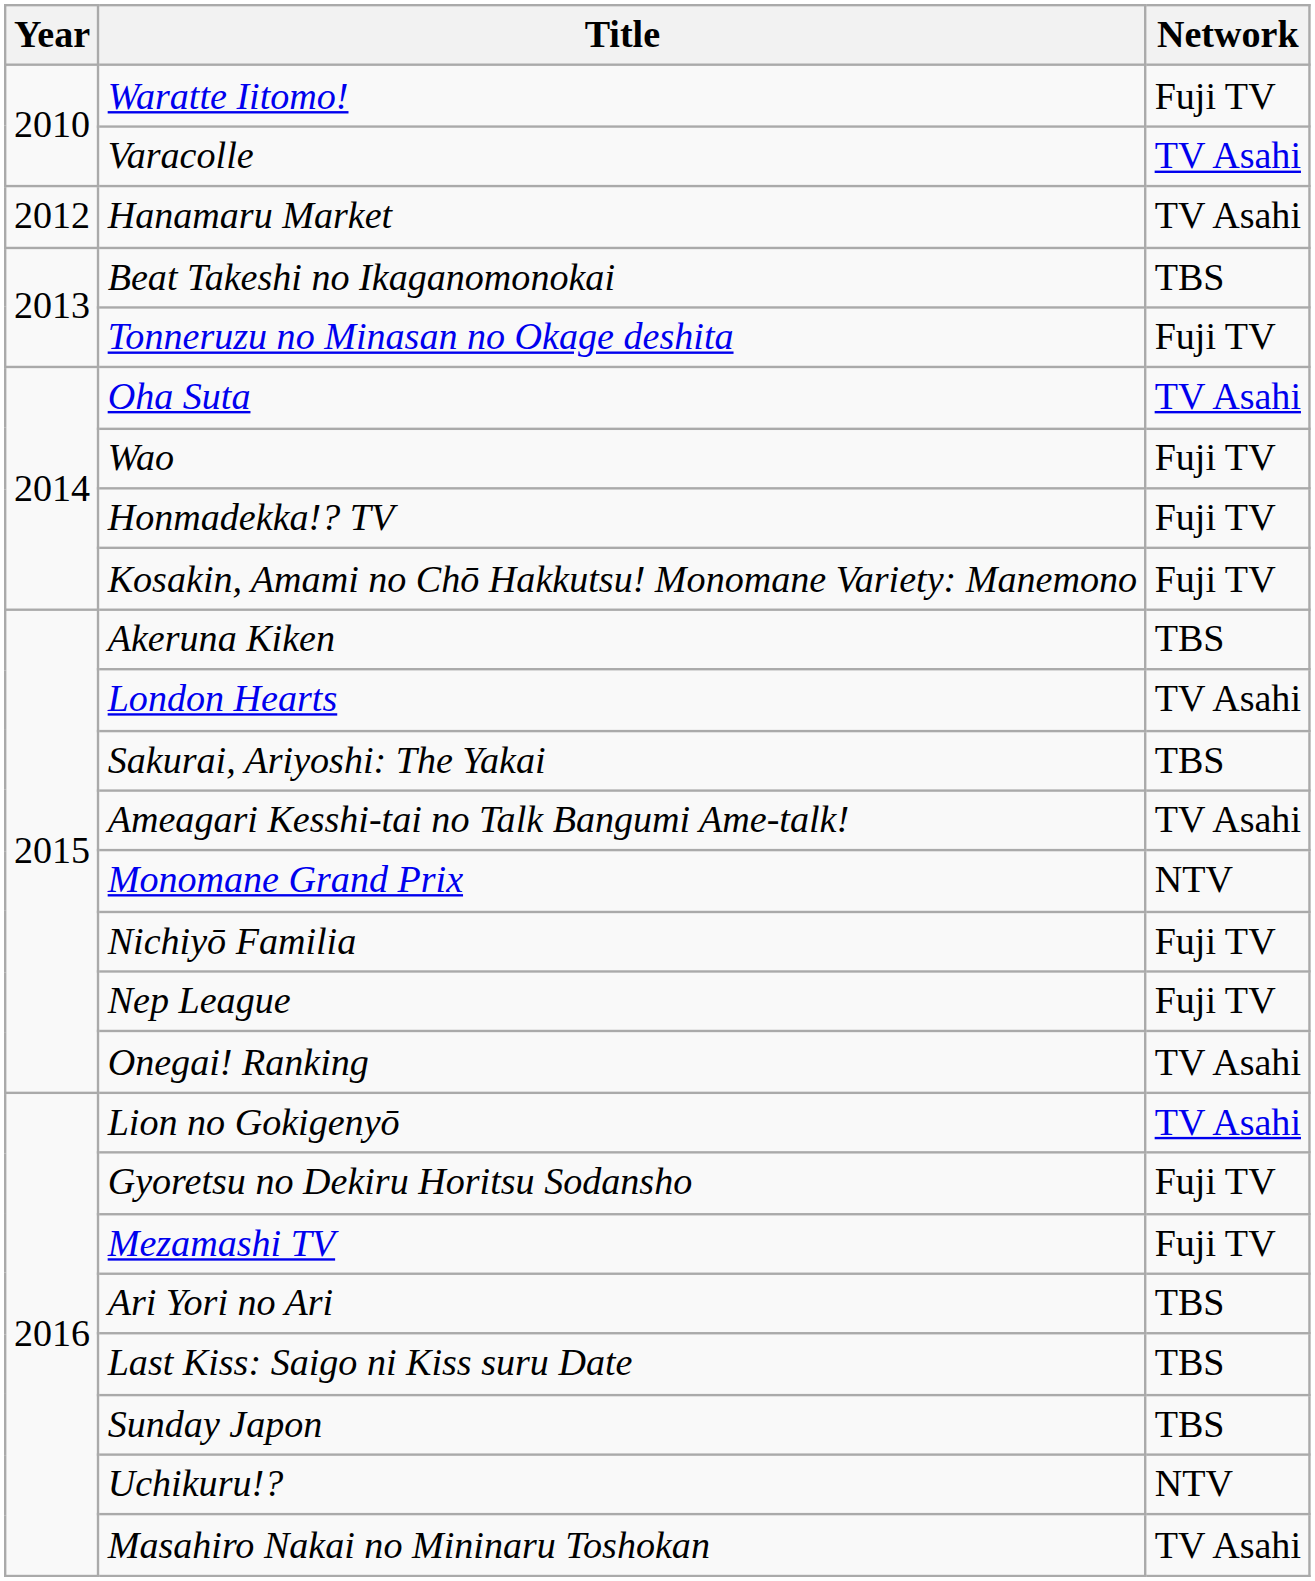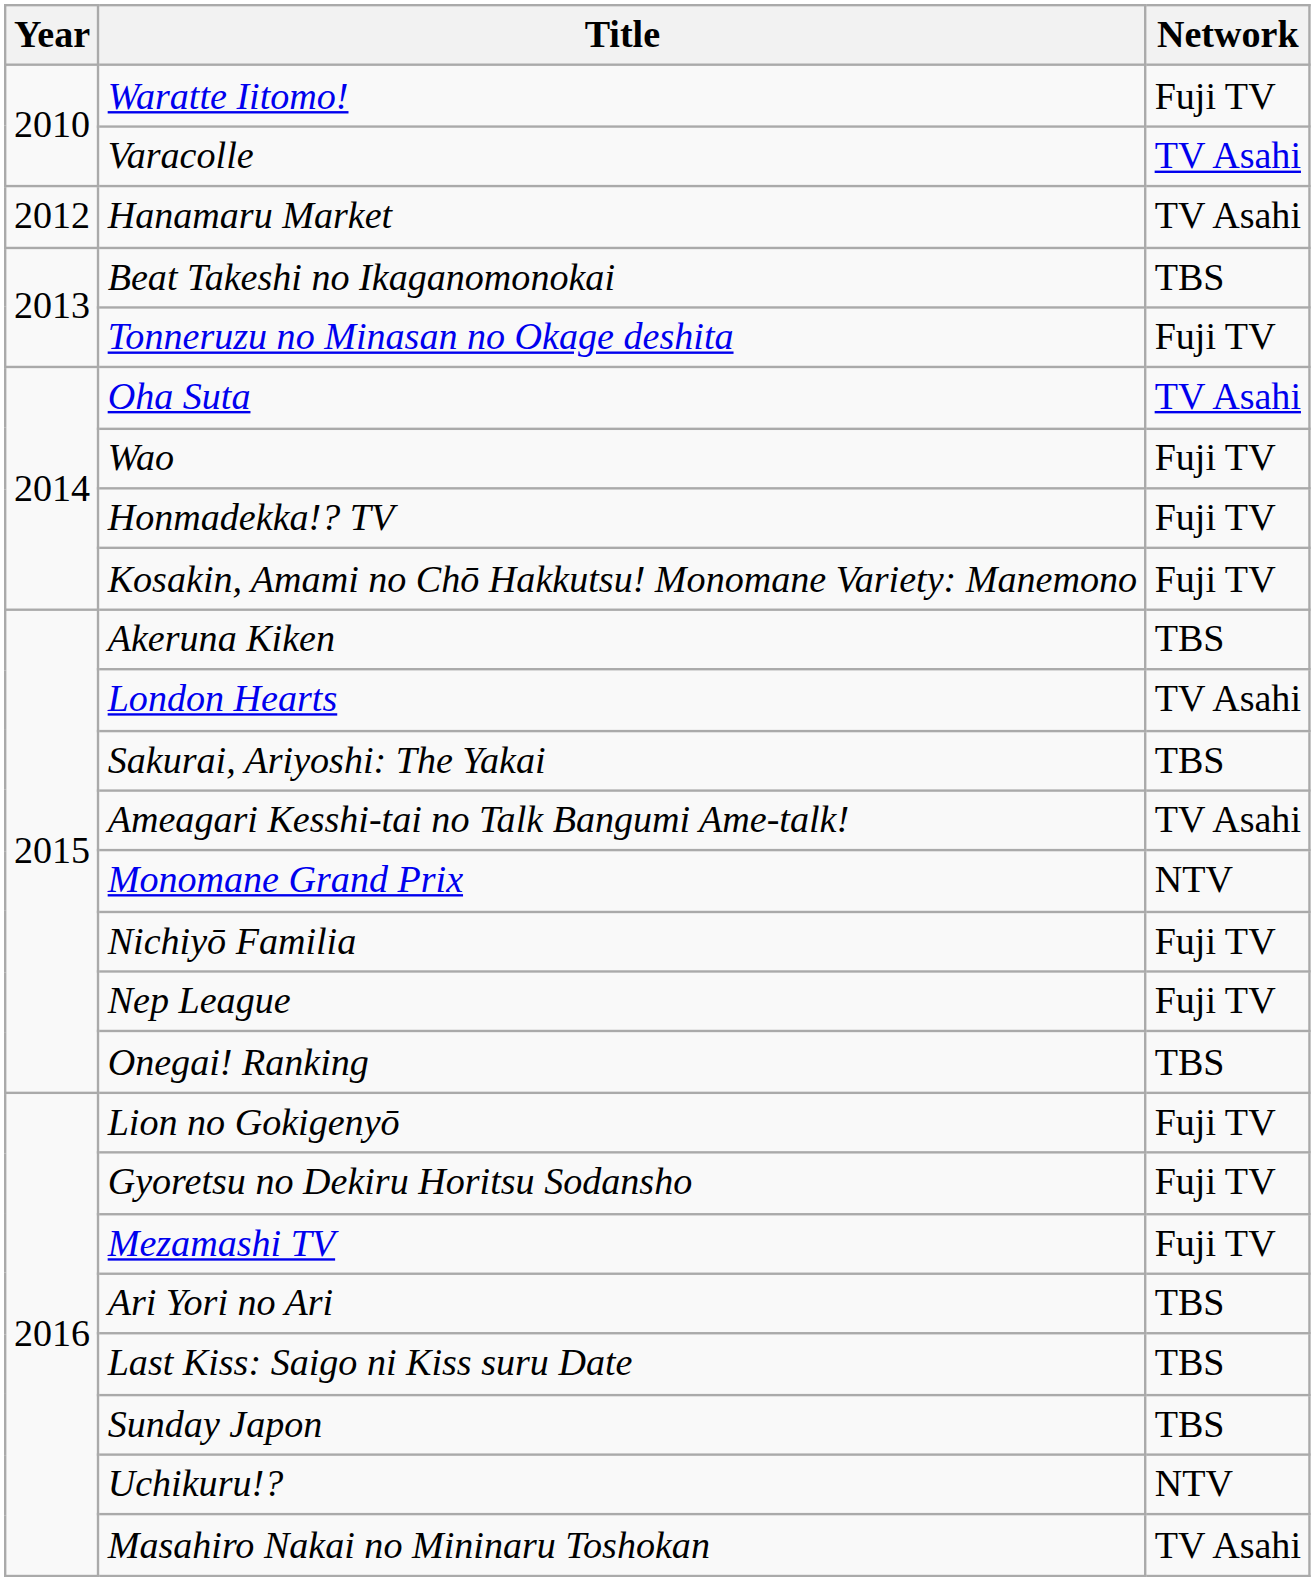(1228, 1061) TV Asahi -> (1190, 1061) TBS
(1228, 1121) TV Asahi -> (1215, 1121) Fuji TV
